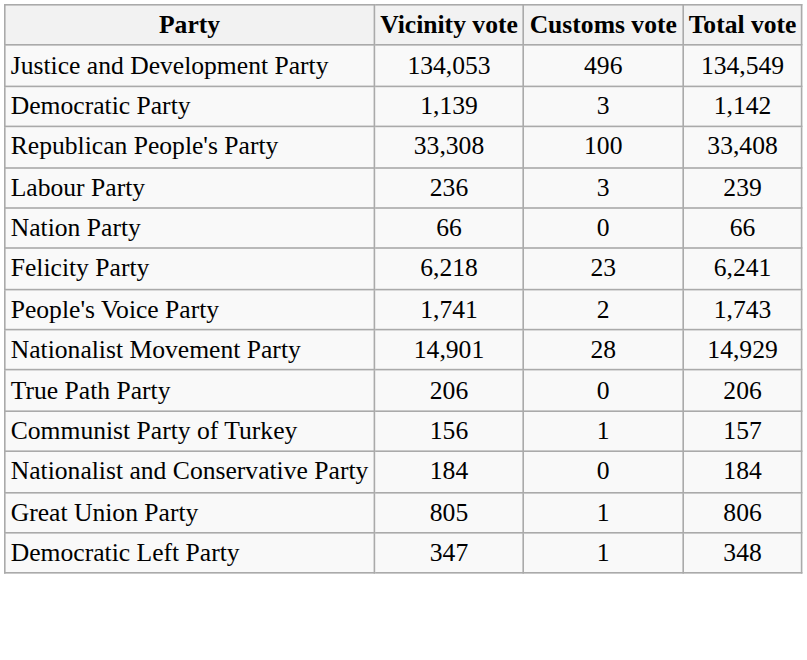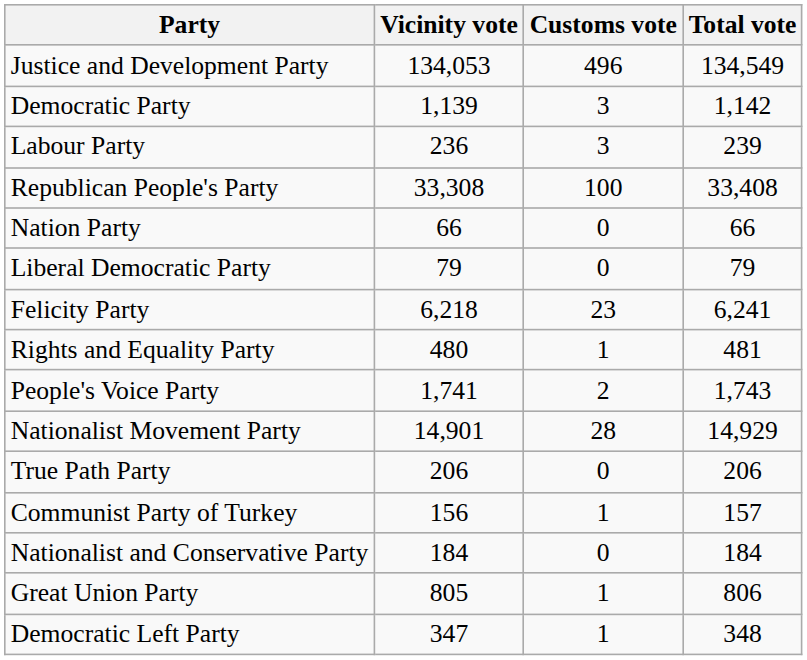rows swapped: (145, 146) <-> (78, 187)
+ row: (141, 268)
+ row: (143, 349)
